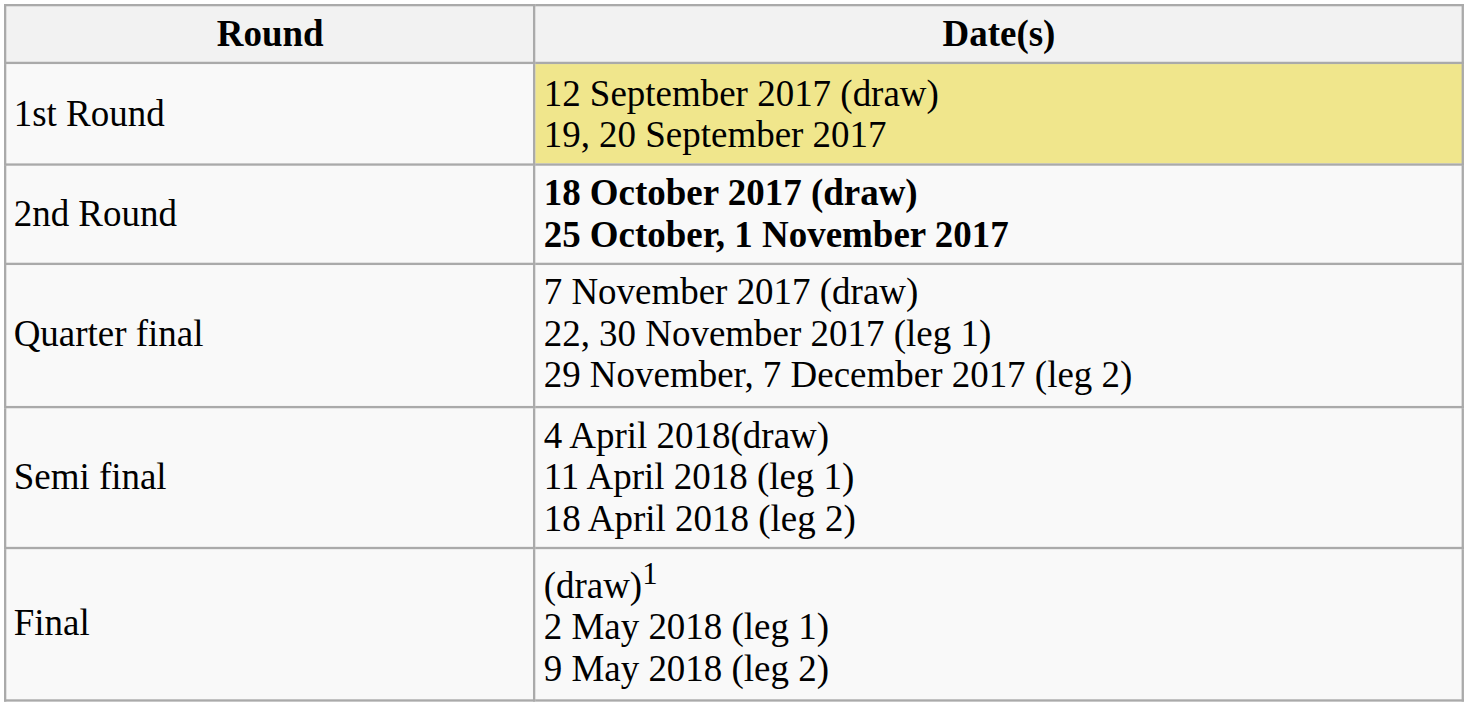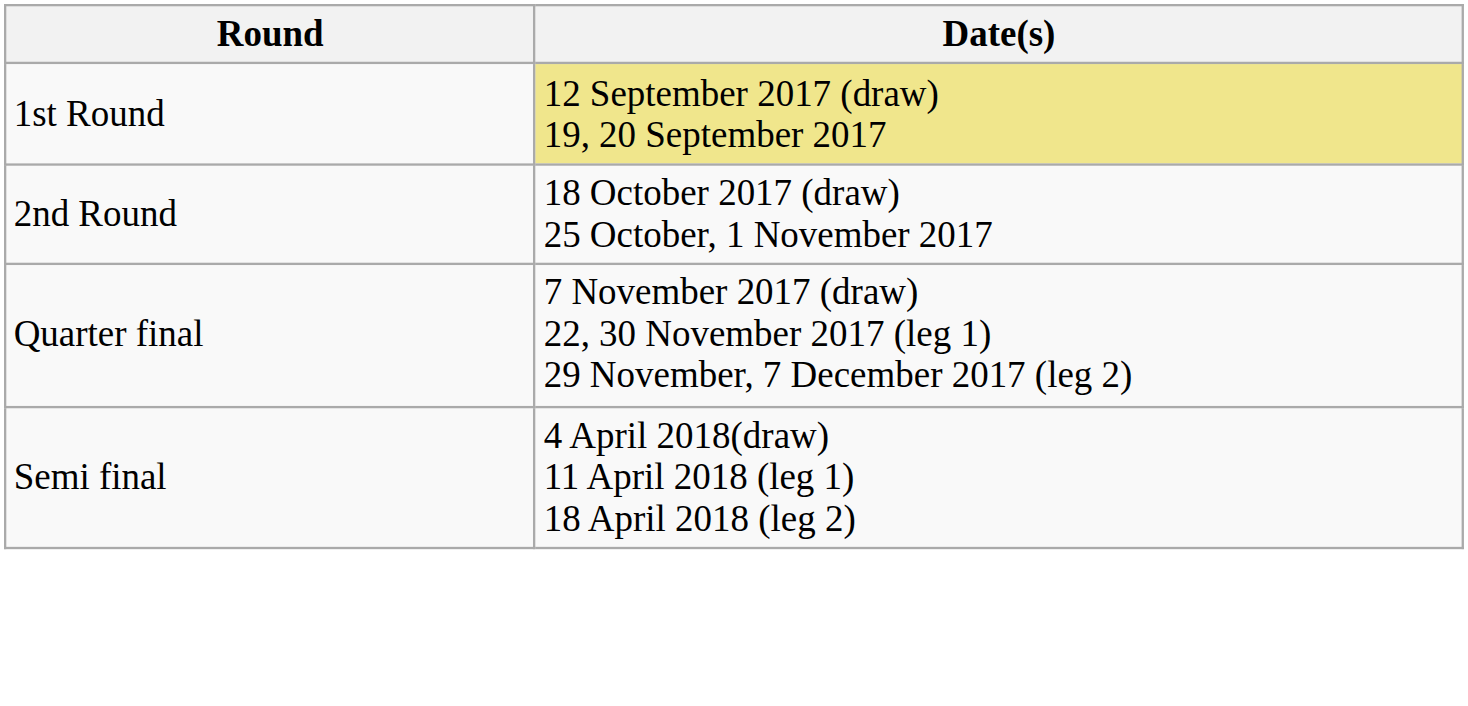(776, 213) bold -> (768, 213) normal
- row: (52, 622)
